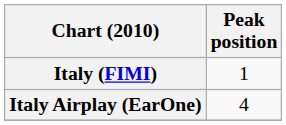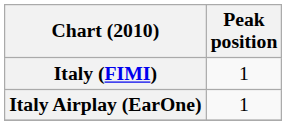(244, 104) 4 -> (244, 104) 1
